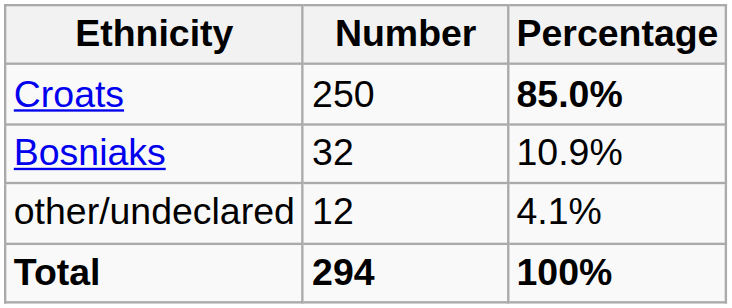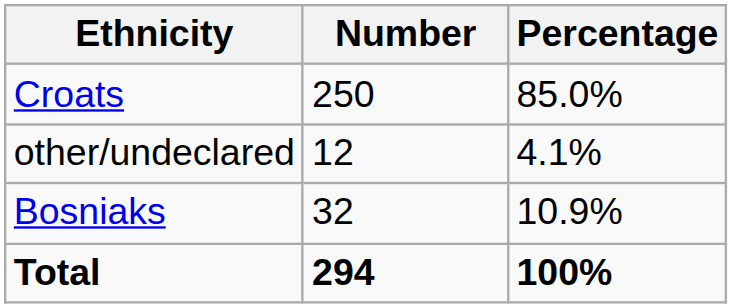(570, 93) bold -> (570, 93) normal
rows swapped: (90, 152) <-> (154, 212)
